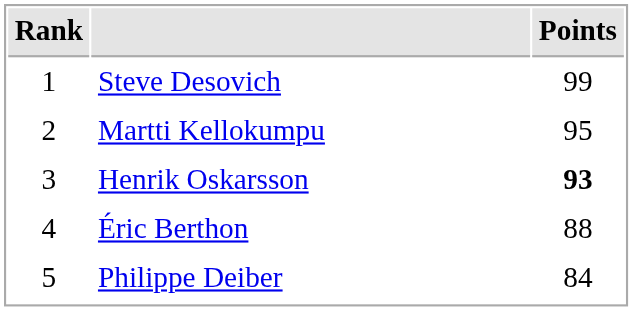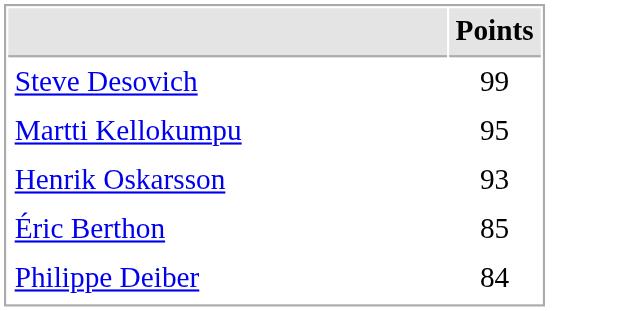- column: (49, 31)
(578, 180) bold -> (495, 180) normal
(578, 229) 88 -> (495, 229) 85
